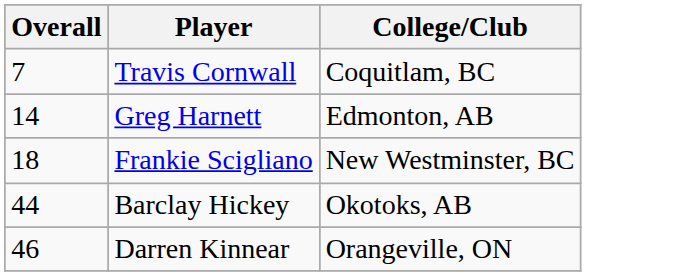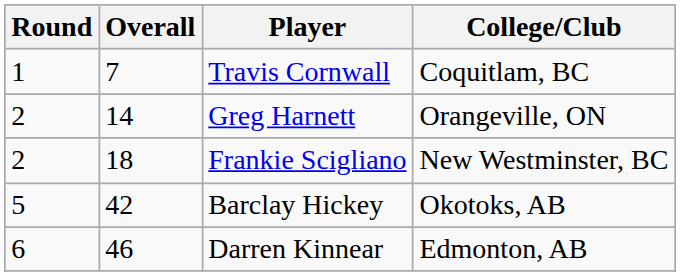+ column: (52, 26)
(410, 115) Edmonton, AB -> (513, 115) Orangeville, ON
(25, 204) 44 -> (119, 204) 42
(419, 248) Orangeville, ON -> (504, 248) Edmonton, AB
